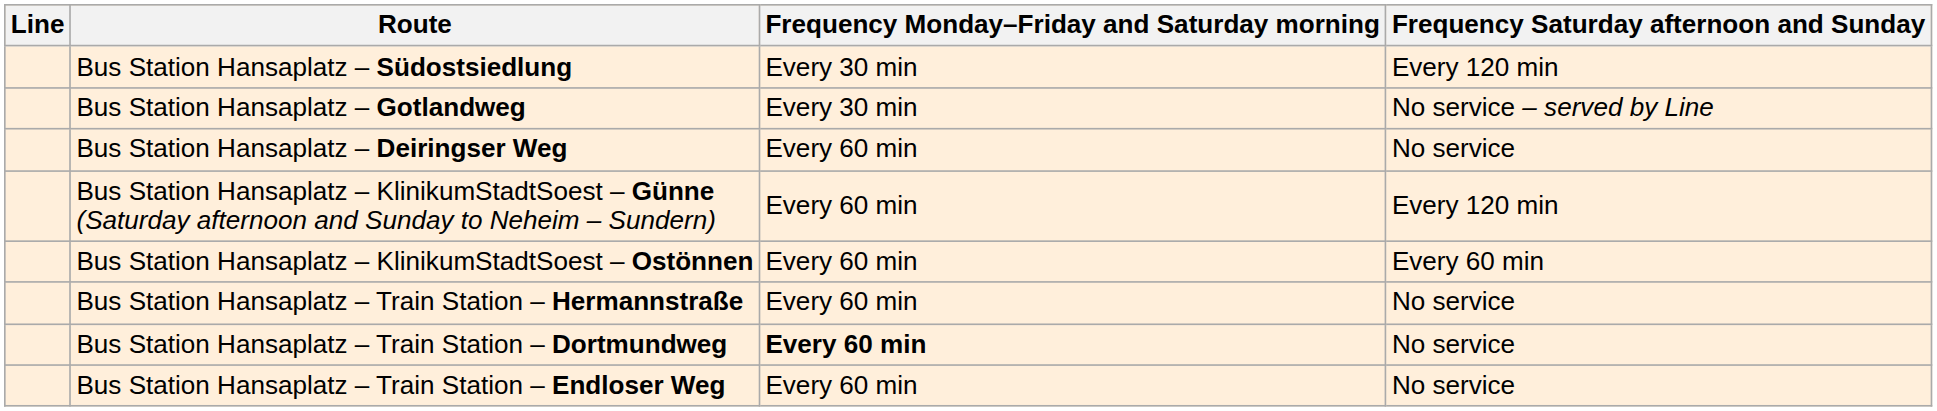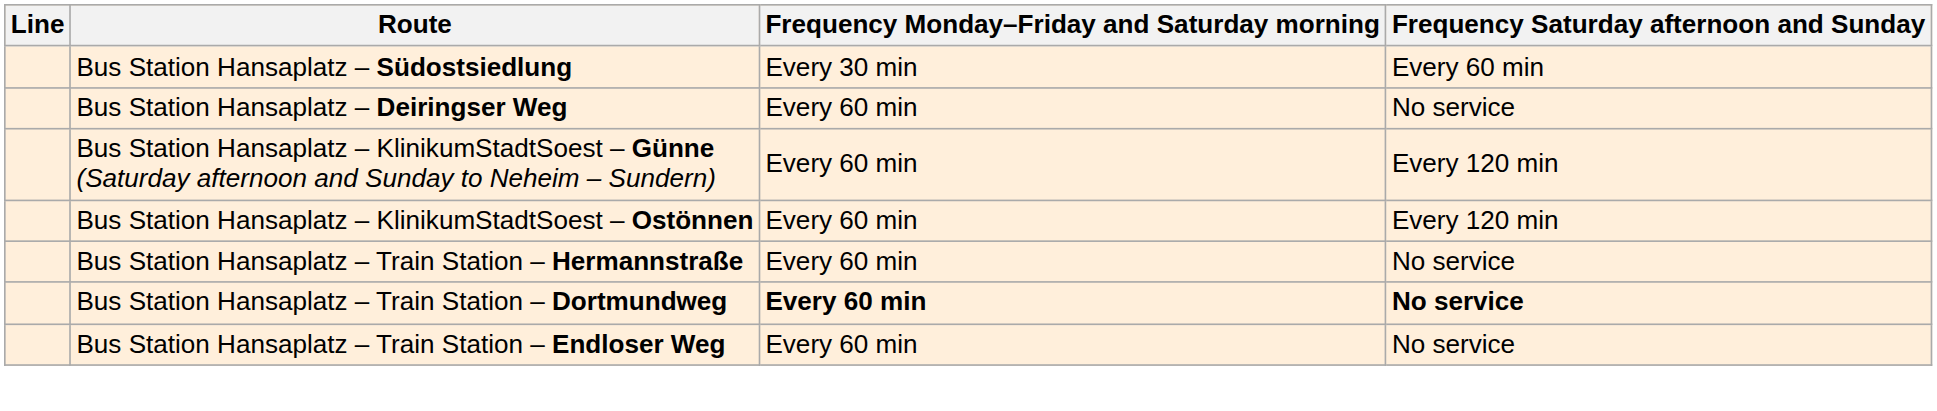(1475, 66) Every 120 min -> (1468, 66) Every 60 min
- row: (301, 107)
(1468, 261) Every 60 min -> (1475, 219) Every 120 min
(1454, 344) normal -> (1458, 302) bold
